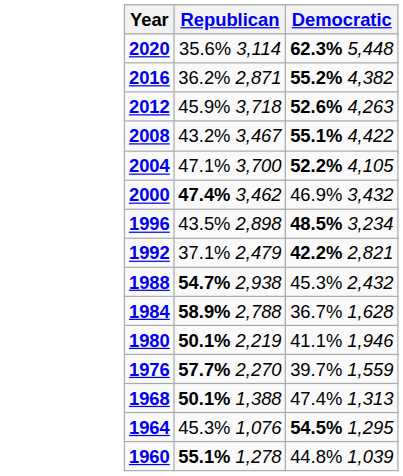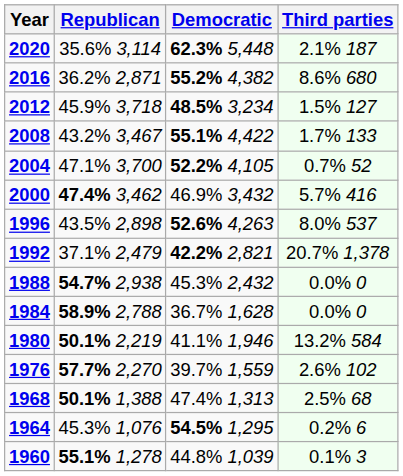+ column: (338, 20)
(342, 107) 52.6% 4,263 -> (222, 107) 48.5% 3,234
(342, 223) 48.5% 3,234 -> (222, 223) 52.6% 4,263
